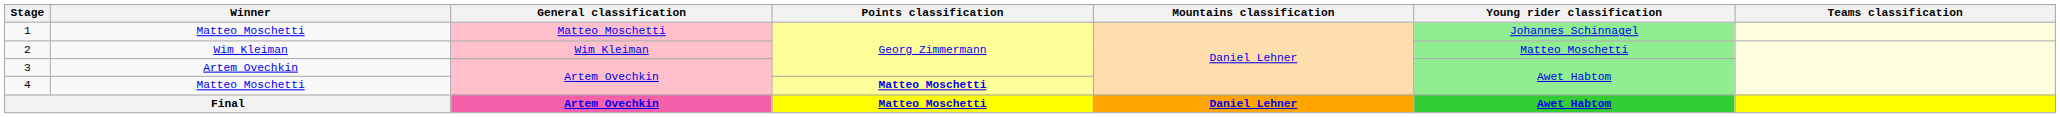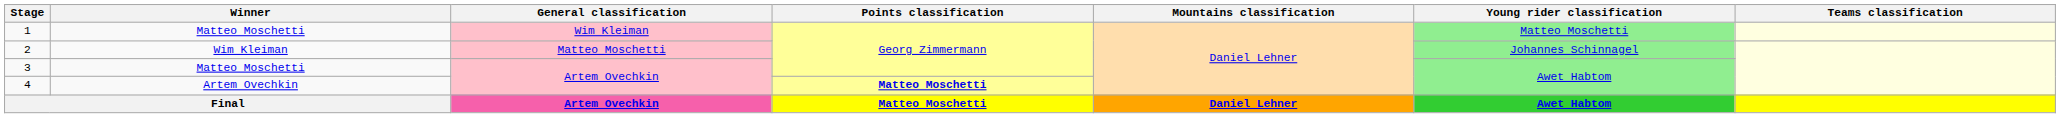(612, 31) Matteo Moschetti -> (612, 31) Wim Kleiman
(1574, 31) Johannes Schinnagel -> (1574, 31) Matteo Moschetti
(612, 49) Wim Kleiman -> (612, 49) Matteo Moschetti
(1574, 49) Matteo Moschetti -> (1574, 49) Johannes Schinnagel
(251, 67) Artem Ovechkin -> (251, 67) Matteo Moschetti
(251, 85) Matteo Moschetti -> (251, 85) Artem Ovechkin
